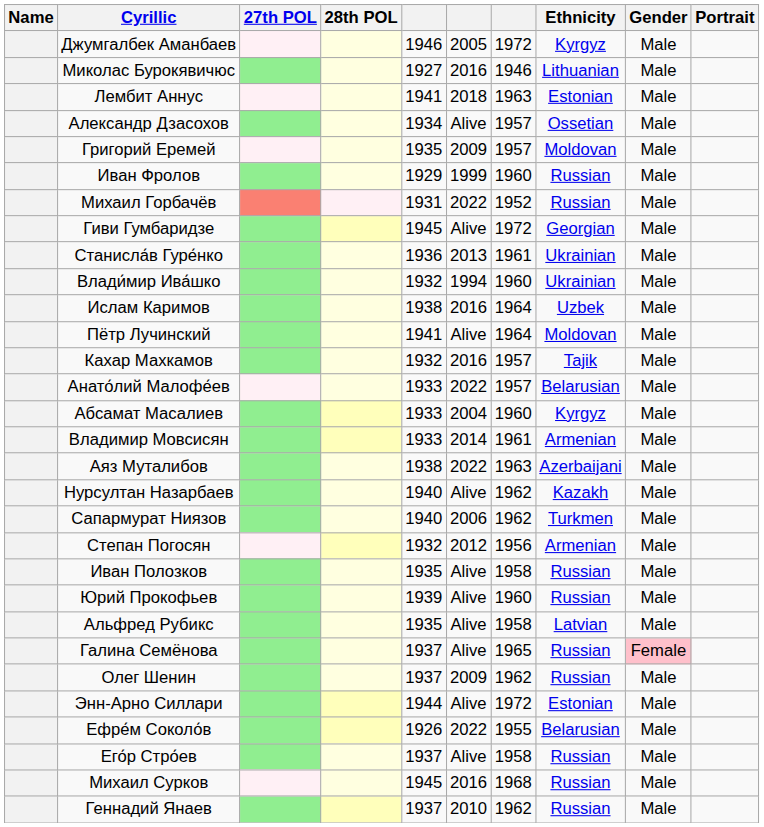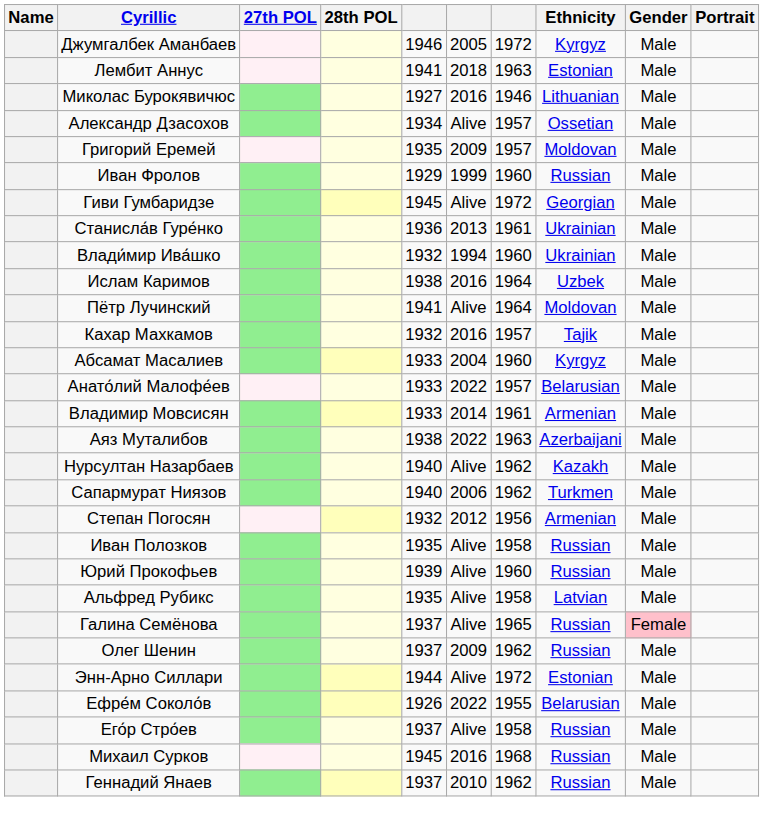rows swapped: (149, 96) <-> (149, 70)
- row: (149, 202)
rows swapped: (149, 387) <-> (149, 413)
